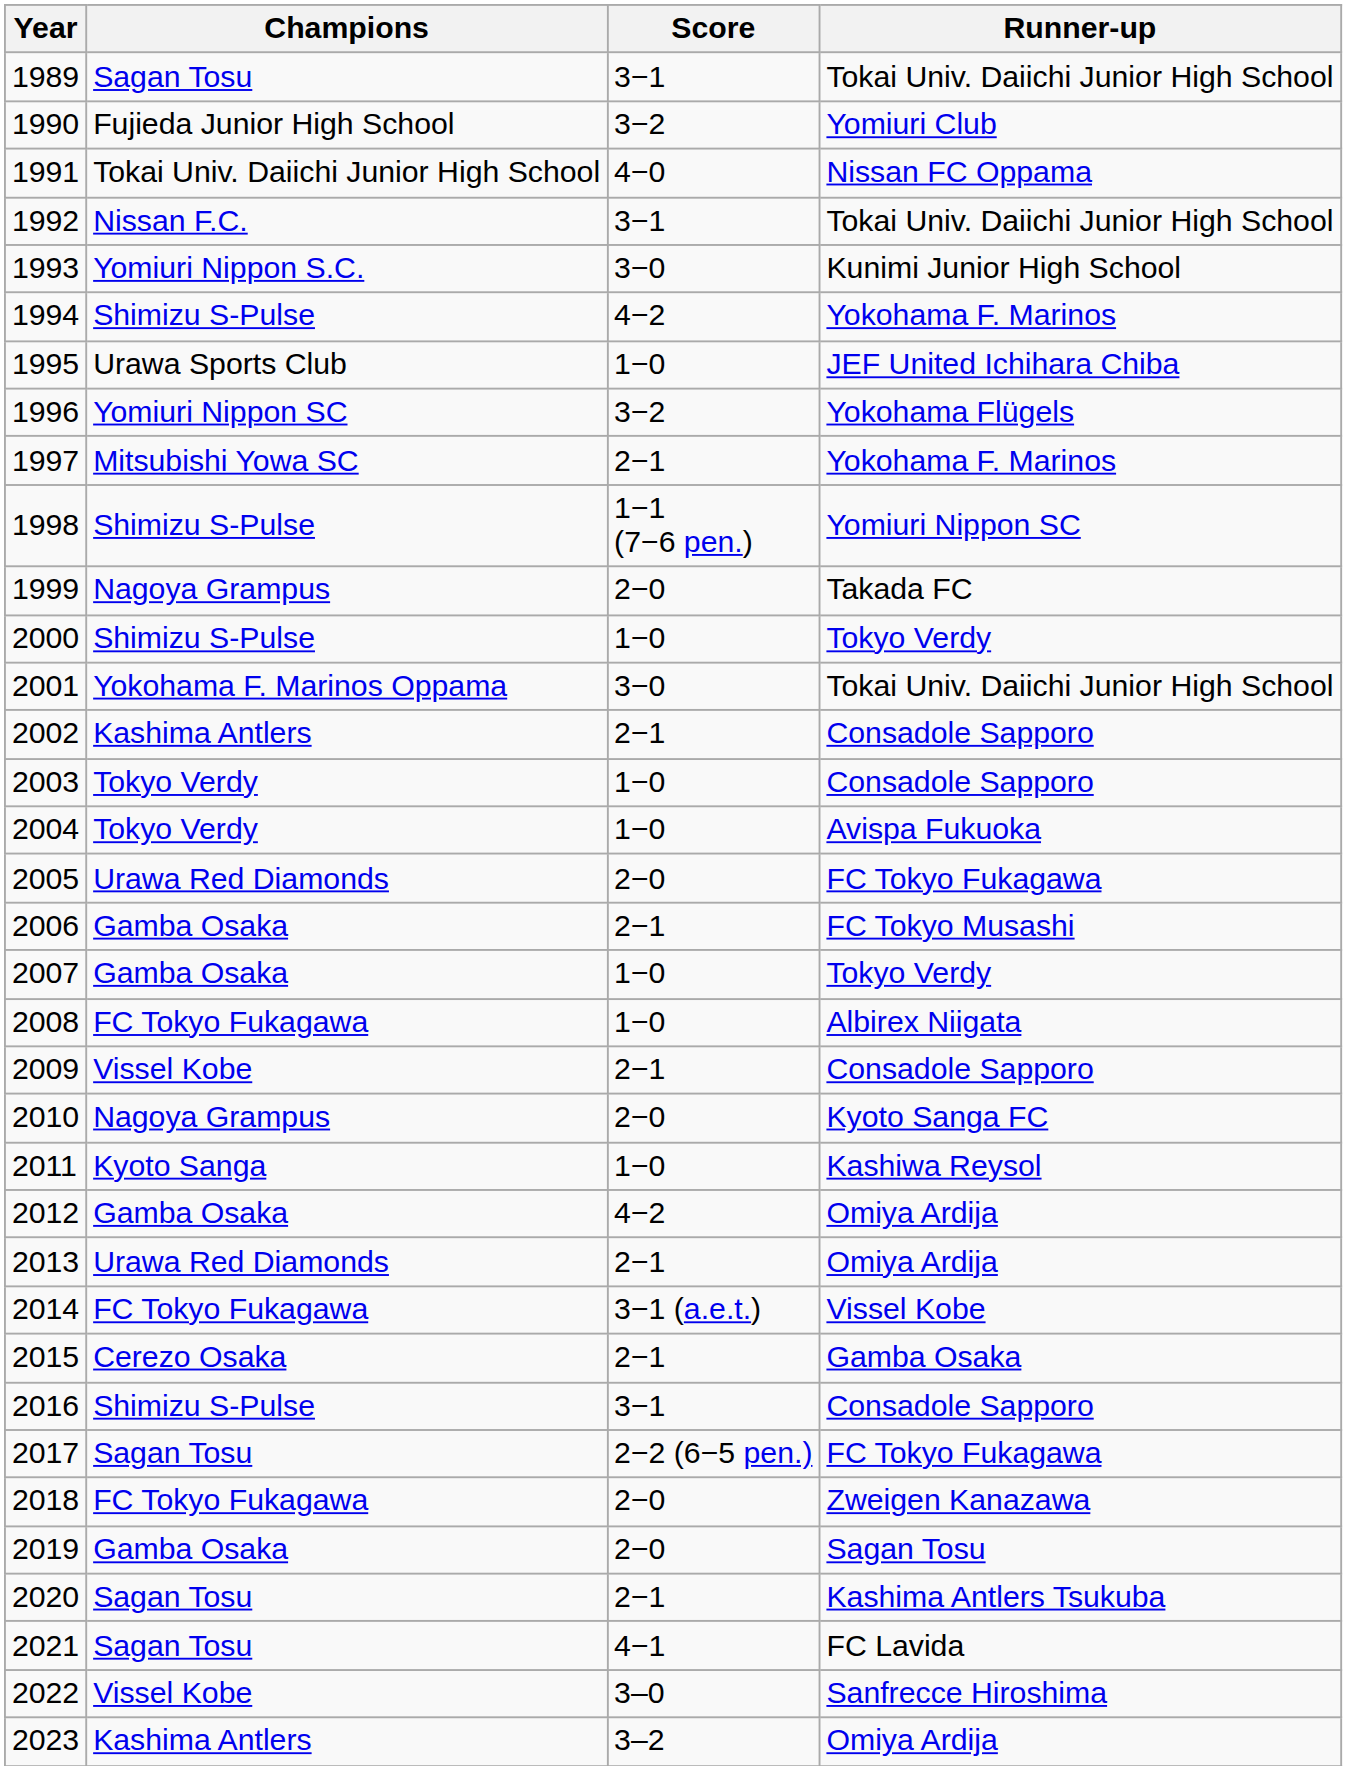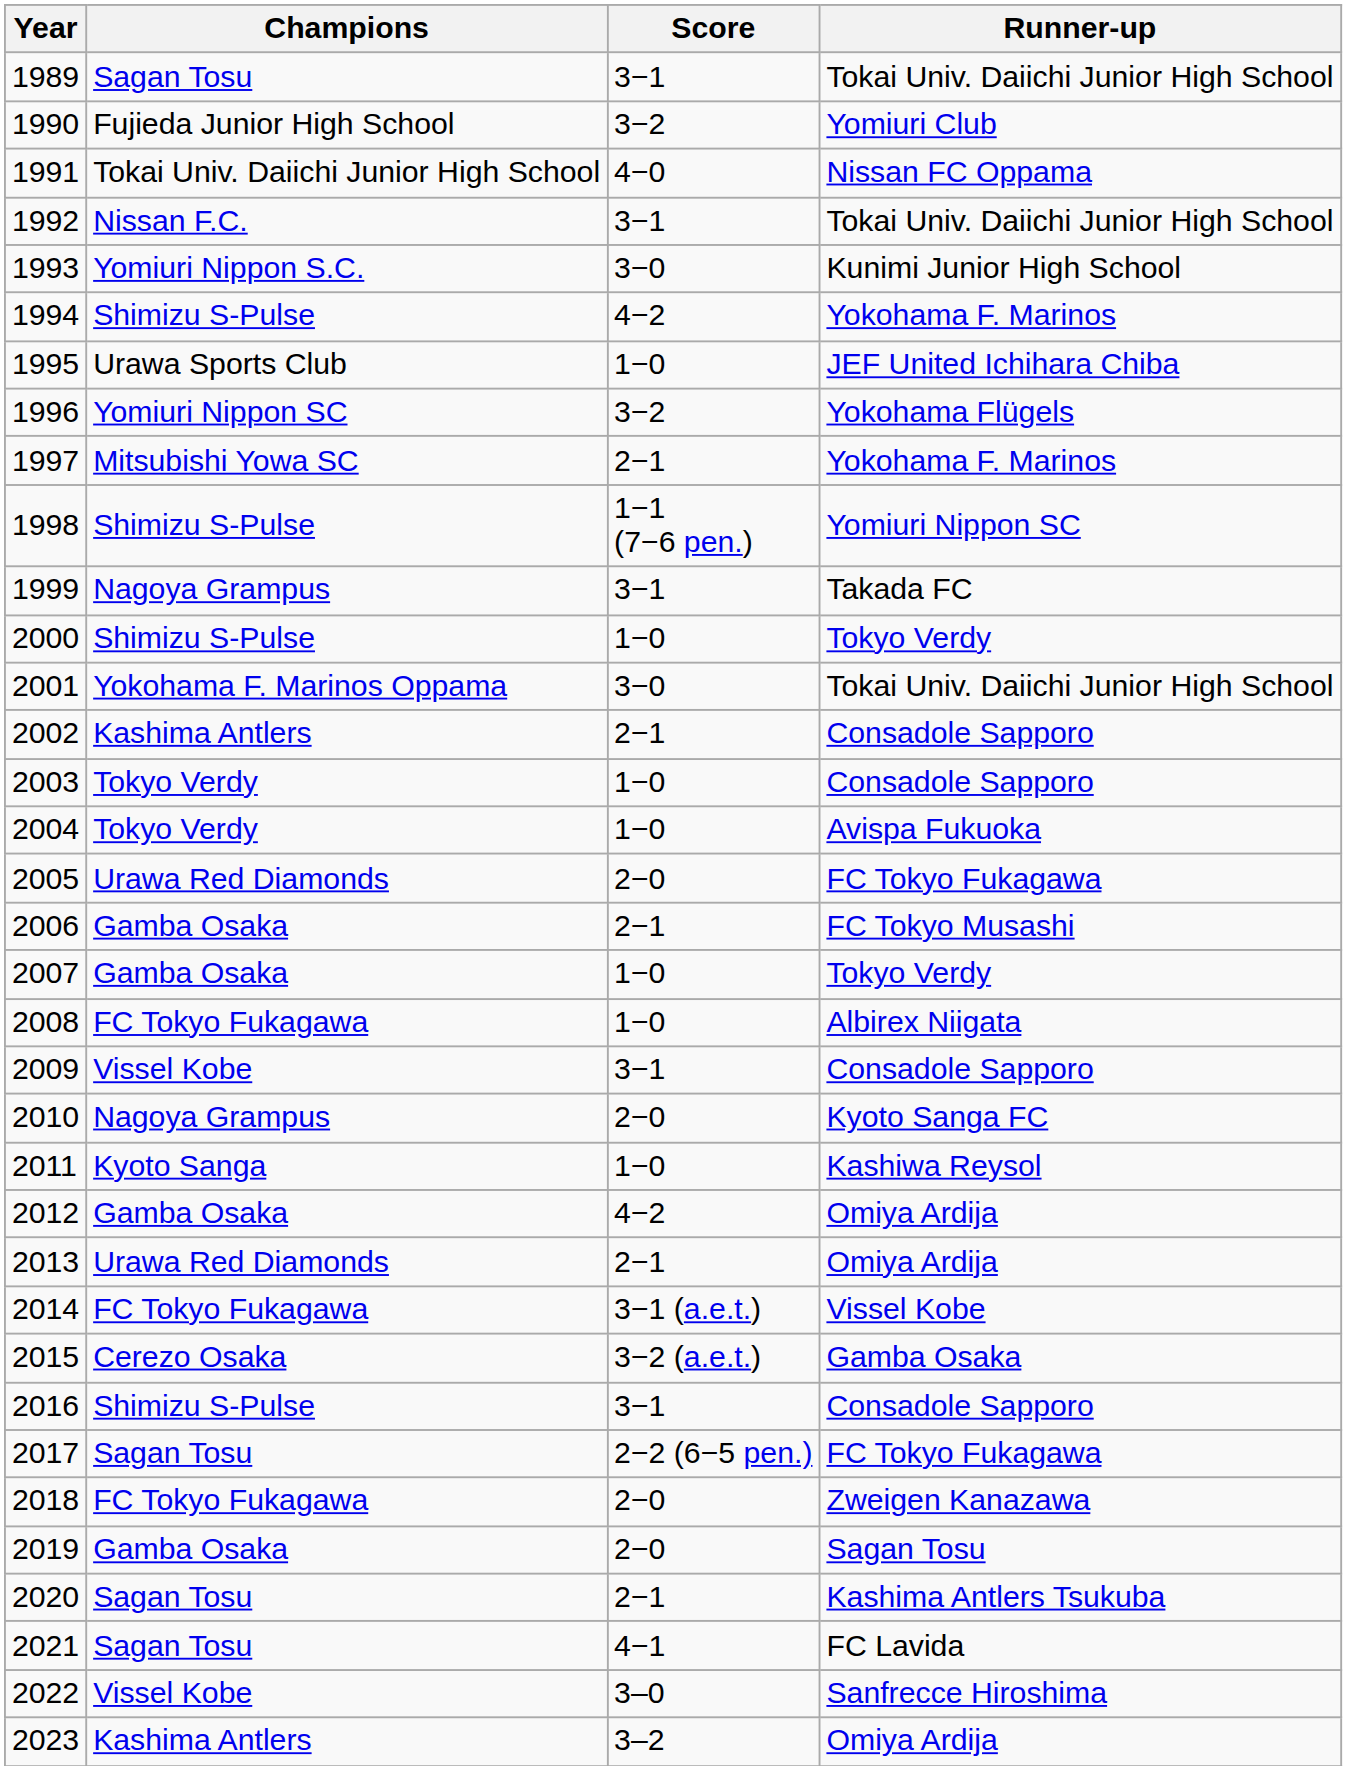(640, 590) 2−0 -> (640, 590) 3−1
(640, 1069) 2−1 -> (640, 1069) 3−1
(640, 1357) 2−1 -> (688, 1357) 3−2 (a.e.t.)
